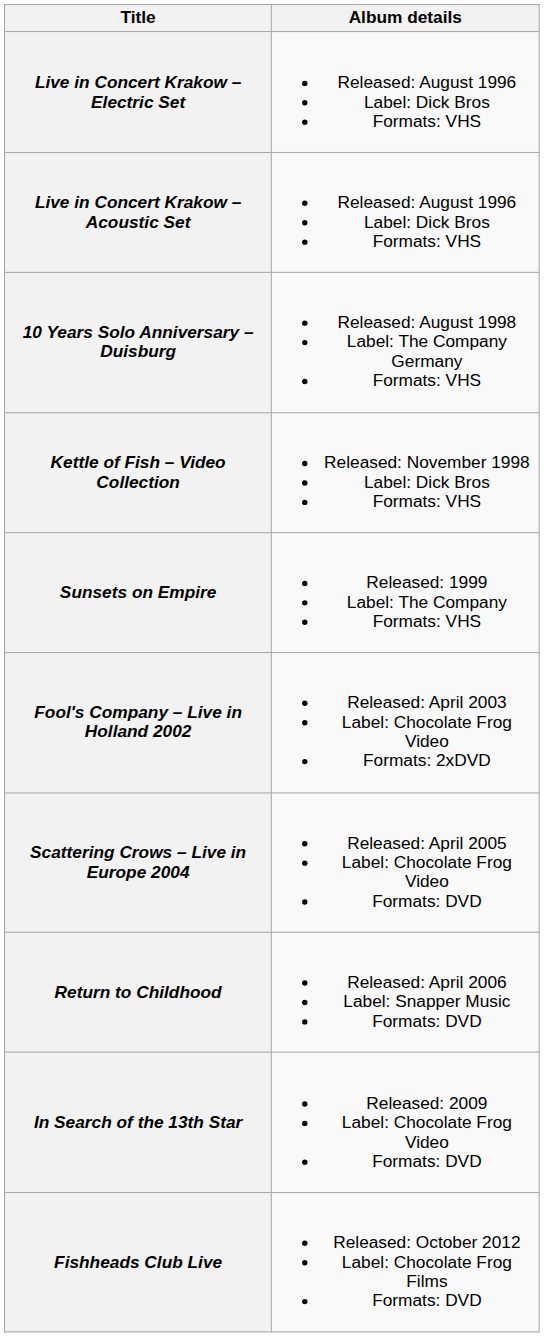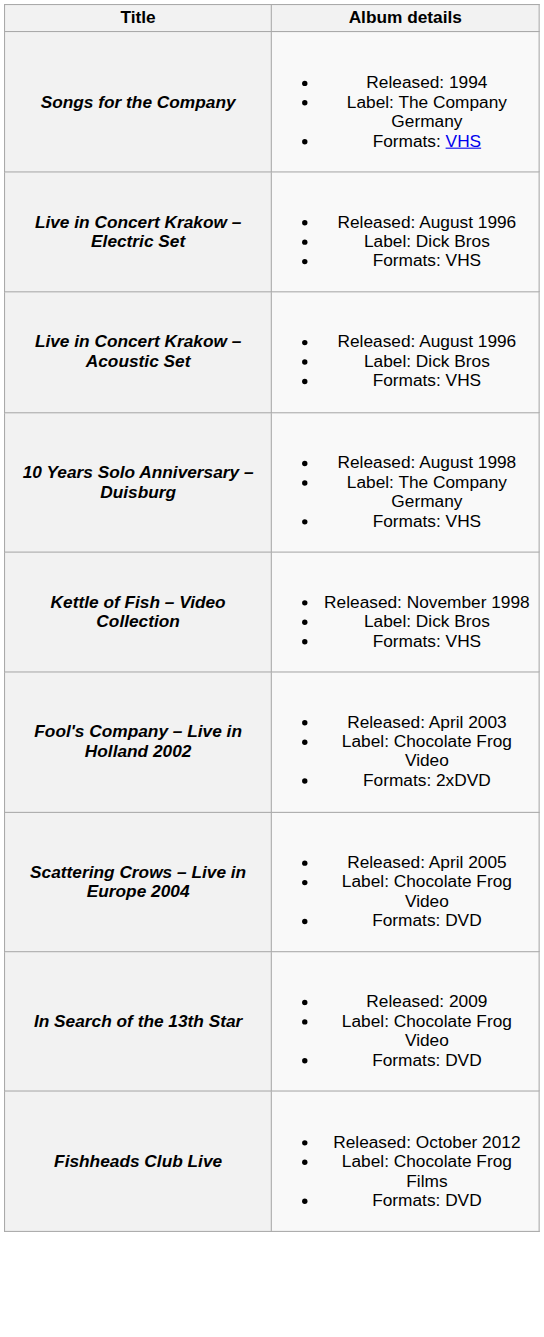+ row: (138, 101)
- row: (138, 592)
- row: (138, 992)
